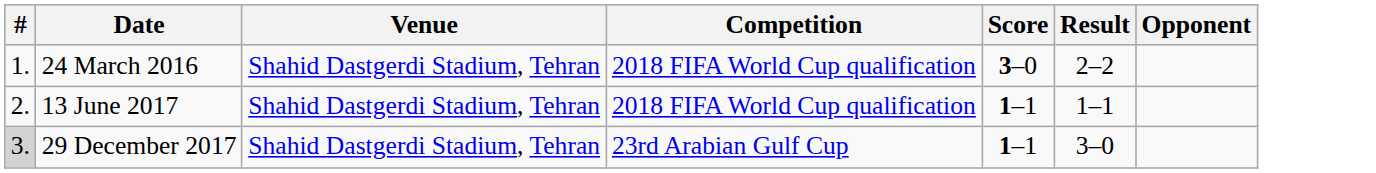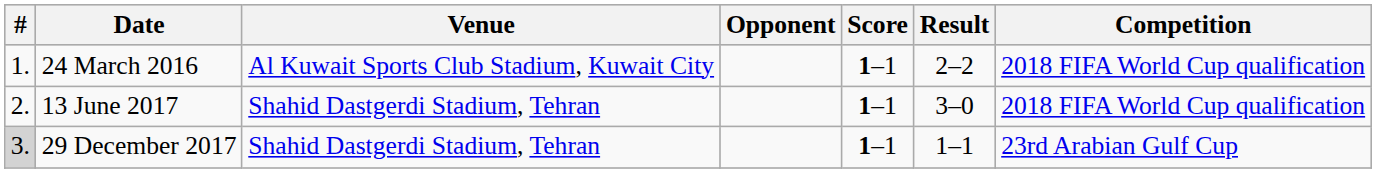columns swapped: (1196, 24) <-> (794, 24)
(424, 65) Shahid Dastgerdi Stadium, Tehran -> (481, 65) Al Kuwait Sports Club Stadium, Kuwait City
(1018, 65) 3–0 -> (878, 65) 1–1
(1095, 106) 1–1 -> (955, 106) 3–0
(1095, 146) 3–0 -> (955, 146) 1–1
